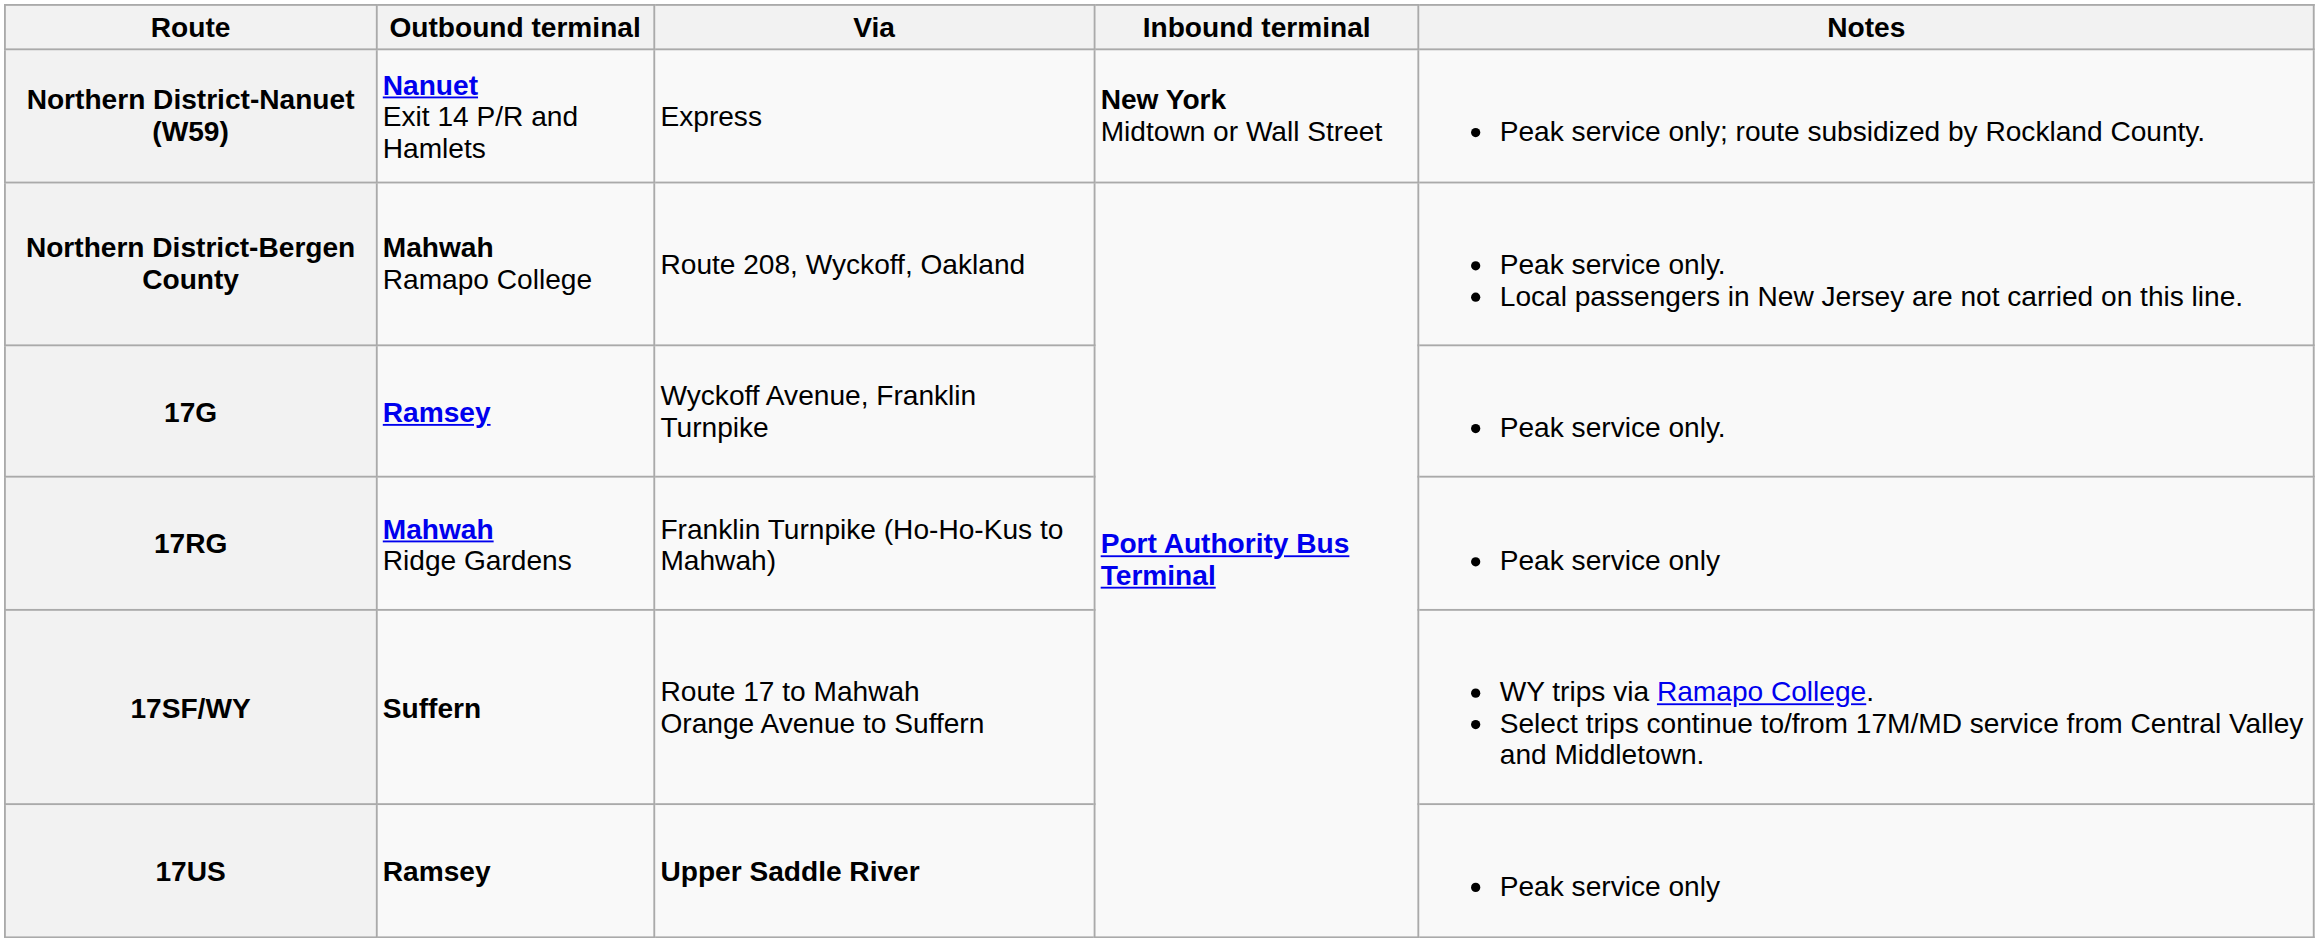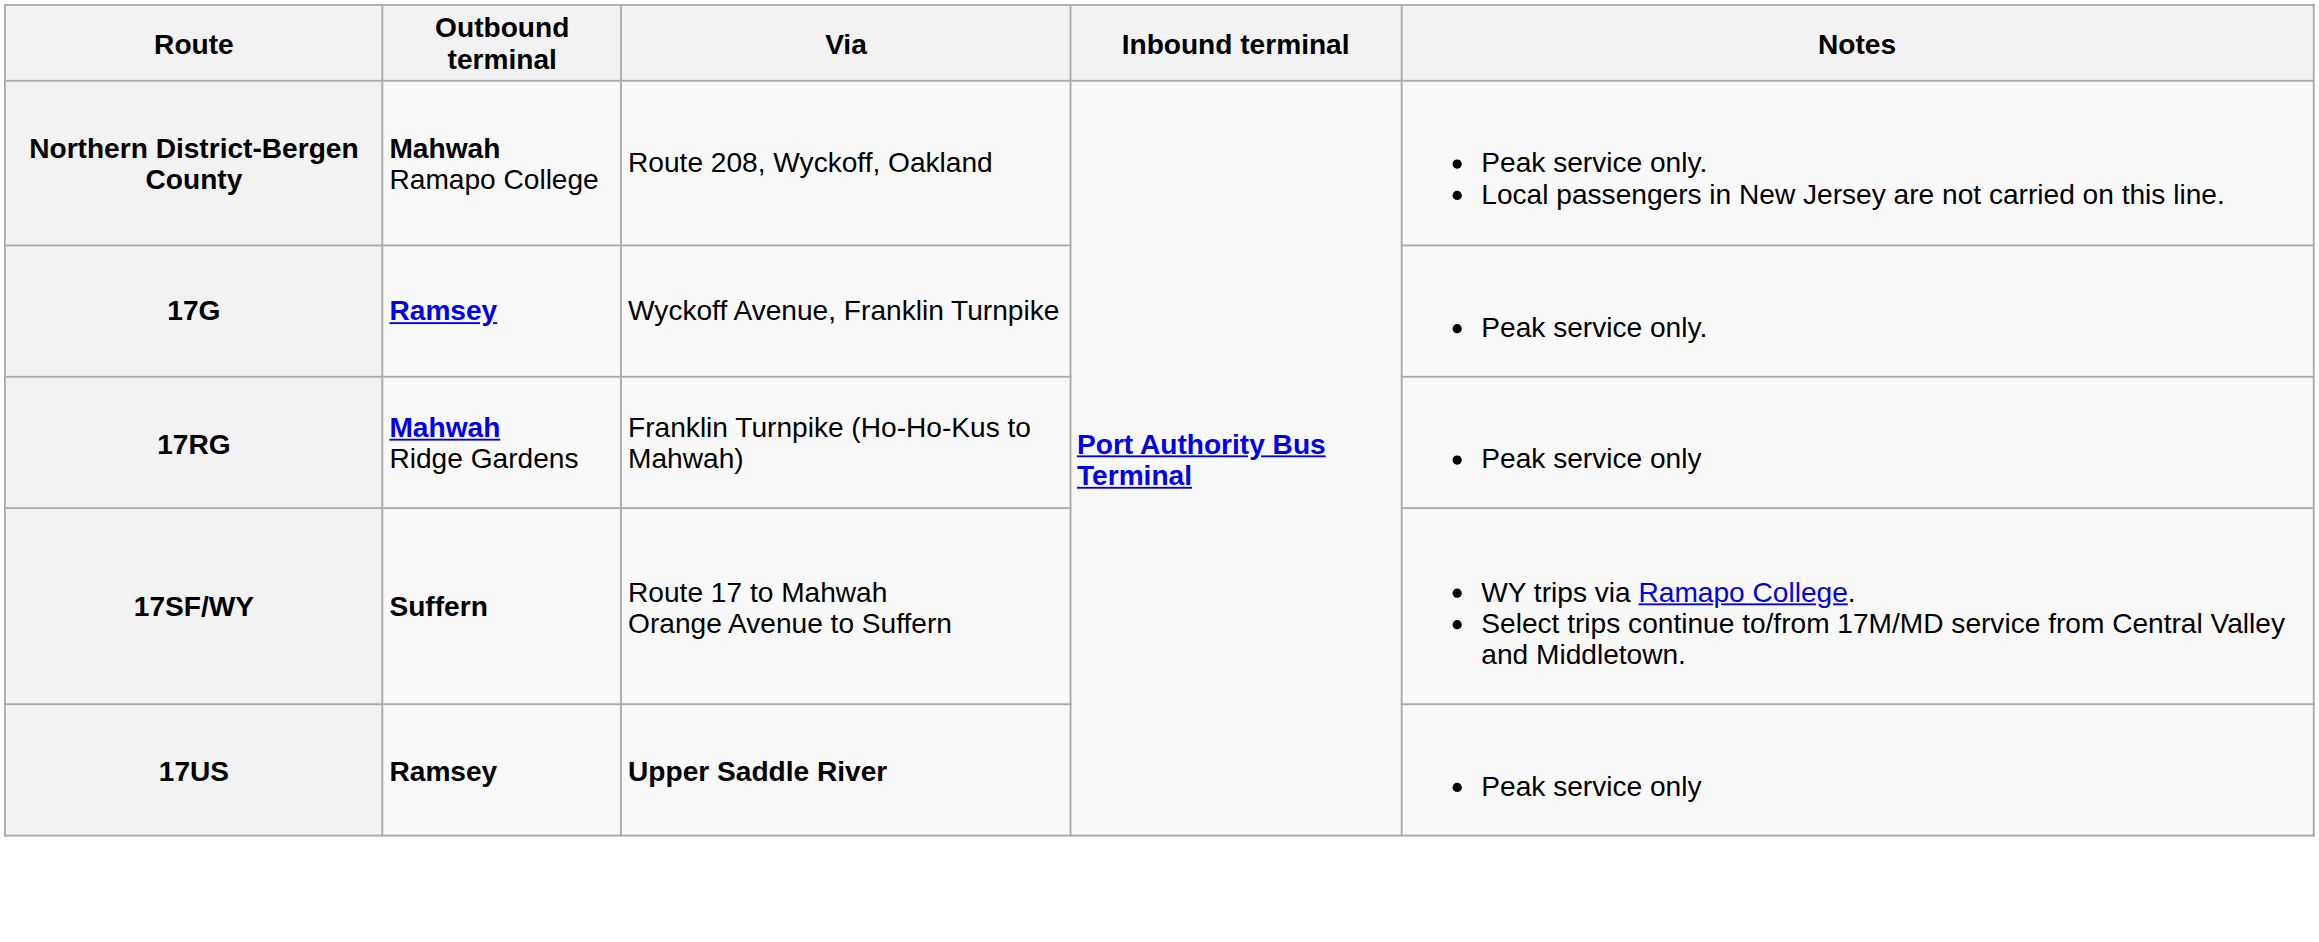- row: (191, 116)
